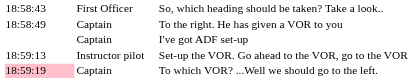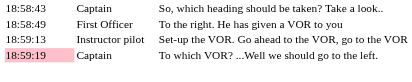(105, 8) First Officer -> (94, 8) Captain
(94, 24) Captain -> (105, 24) First Officer
- row: (204, 39)
